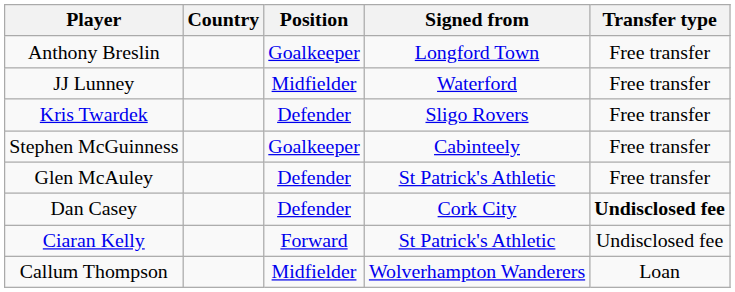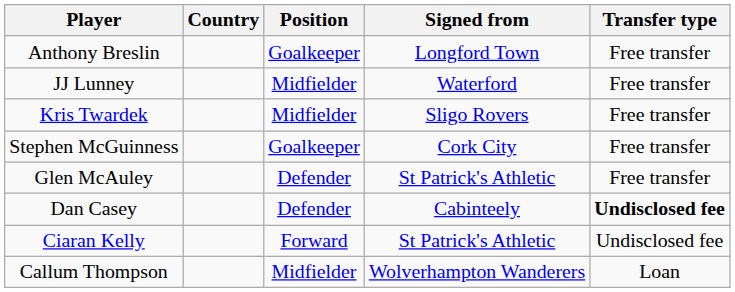(314, 114) Defender -> (314, 114) Midfielder
(477, 146) Cabinteely -> (477, 146) Cork City
(477, 209) Cork City -> (477, 209) Cabinteely
